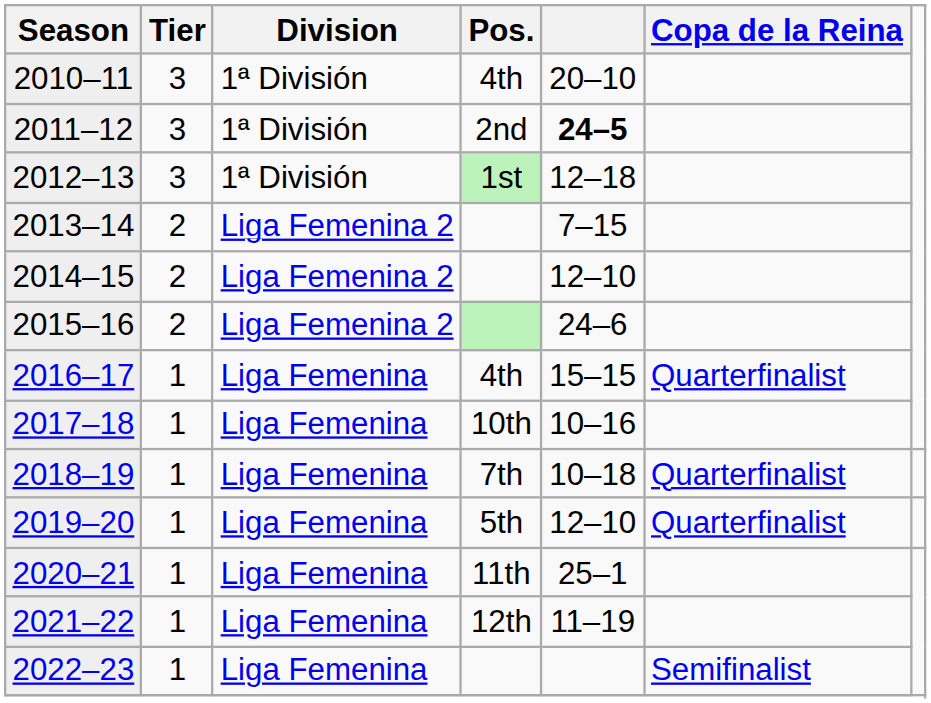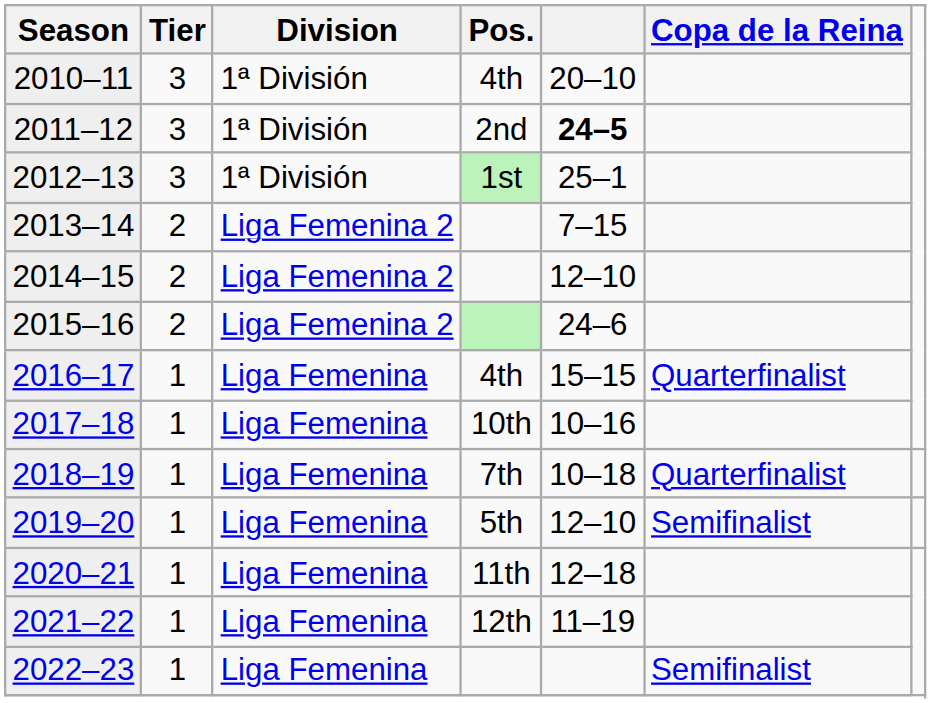(593, 177) 12–18 -> (593, 177) 25–1
(748, 522) Quarterfinalist -> (731, 522) Semifinalist
(593, 572) 25–1 -> (593, 572) 12–18
